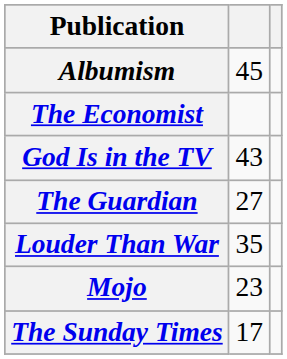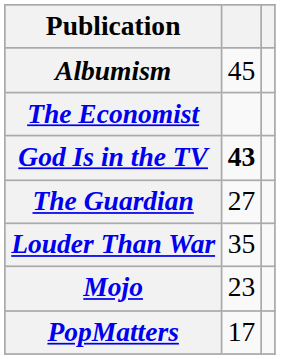(249, 157) normal -> (242, 157) bold
+ row: (113, 331)
- row: (117, 331)
